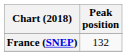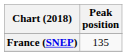(101, 42) 132 -> (101, 42) 135
